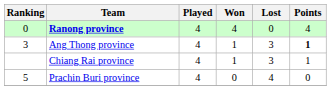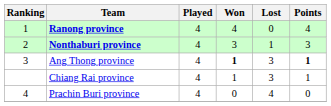(25, 28) 0 -> (25, 28) 1
+ row: (95, 45)
(234, 45) normal -> (234, 61) bold
(25, 77) 5 -> (25, 93) 4
